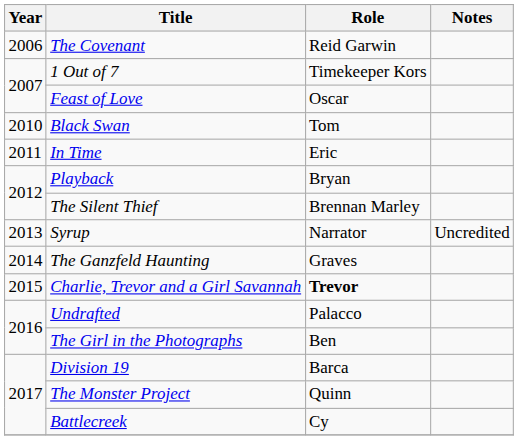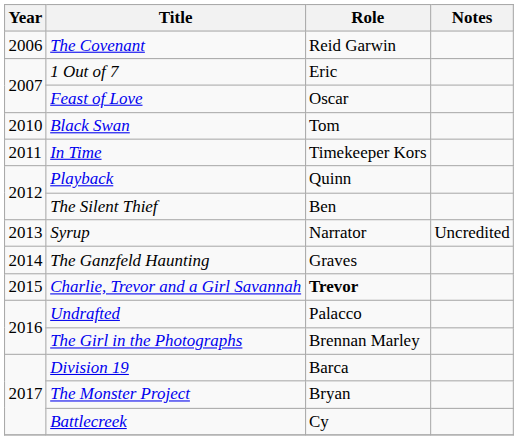(368, 71) Timekeeper Kors -> (323, 71) Eric
(323, 152) Eric -> (368, 152) Timekeeper Kors
(330, 179) Bryan -> (330, 179) Quinn
(364, 206) Brennan Marley -> (323, 206) Ben
(323, 340) Ben -> (364, 340) Brennan Marley
(330, 394) Quinn -> (330, 394) Bryan
